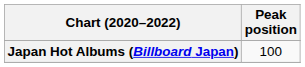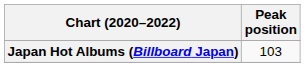(271, 51) 100 -> (271, 51) 103
